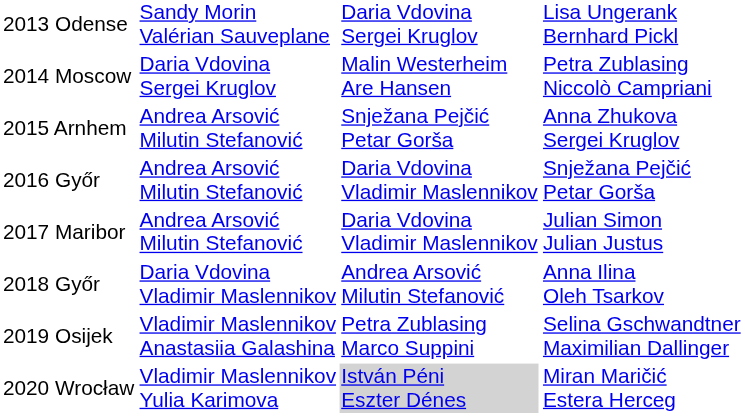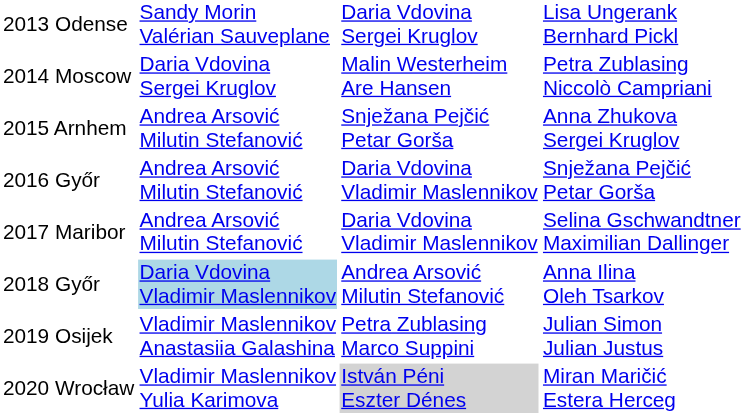(603, 232) Julian Simon Julian Justus -> (642, 232) Selina Gschwandtner Maximilian Dallinger
(238, 284) no background -> (238, 284) lightblue background
(642, 336) Selina Gschwandtner Maximilian Dallinger -> (603, 336) Julian Simon Julian Justus
